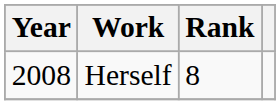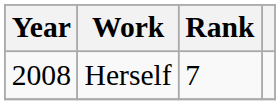(193, 74) 8 -> (193, 74) 7
